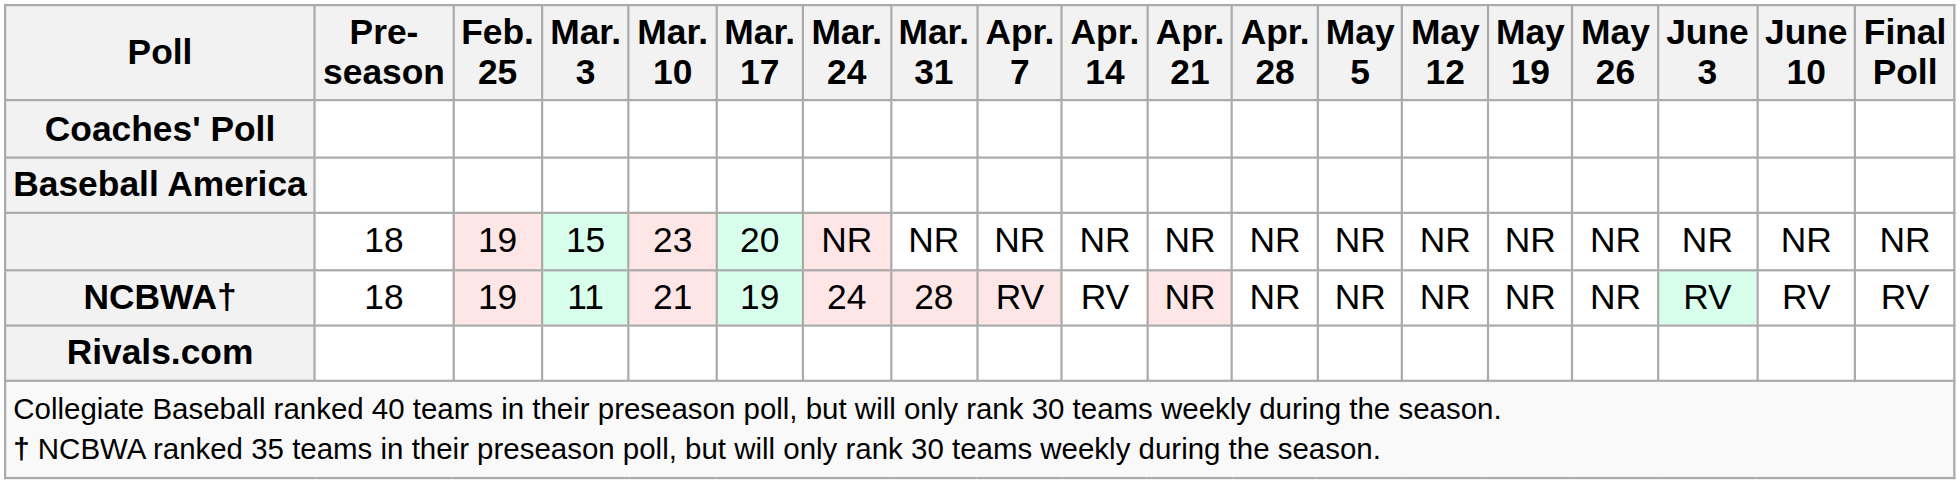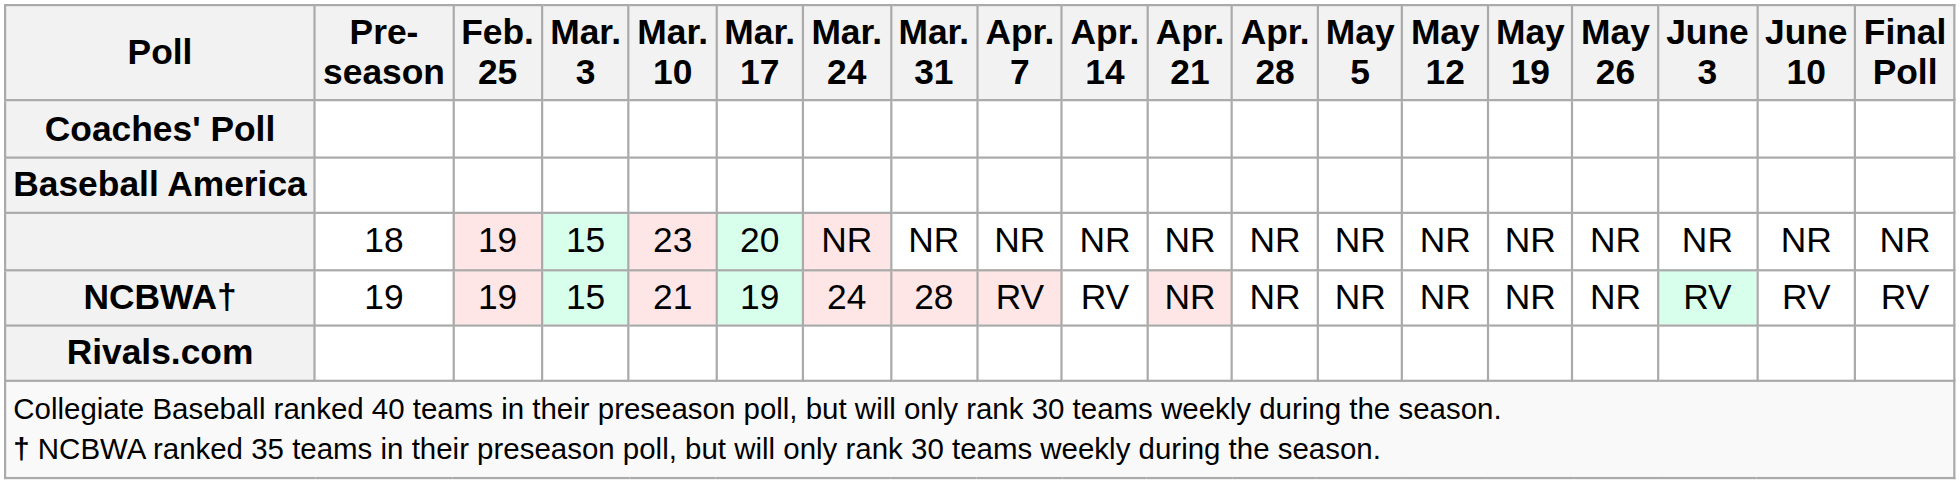(384, 296) 18 -> (384, 296) 19
(586, 296) 11 -> (586, 296) 15
